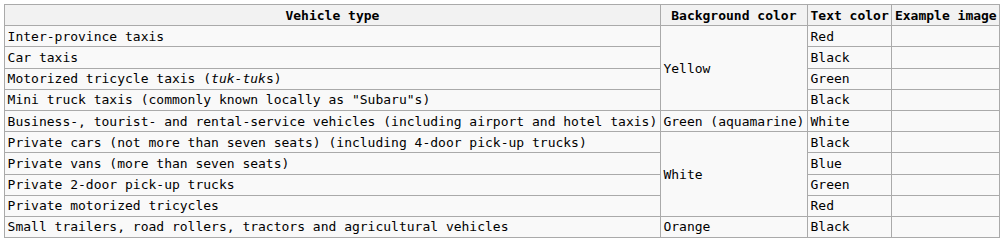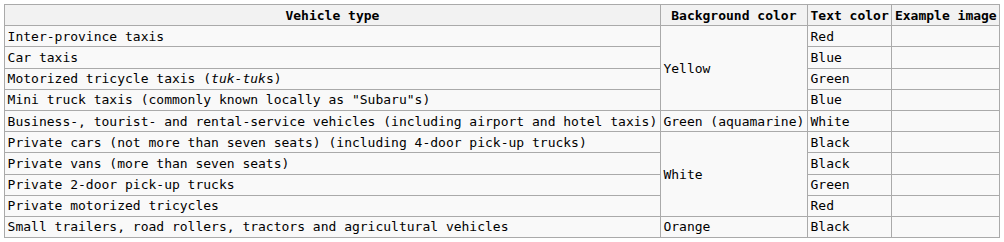(830, 57) Black -> (826, 57) Blue
(830, 100) Black -> (826, 100) Blue
(826, 163) Blue -> (830, 163) Black
